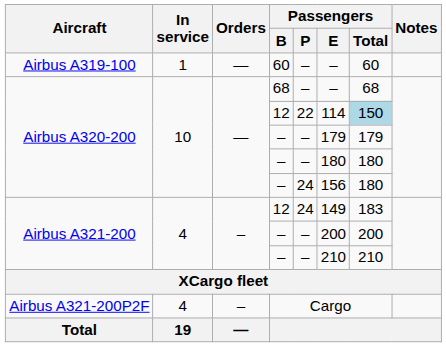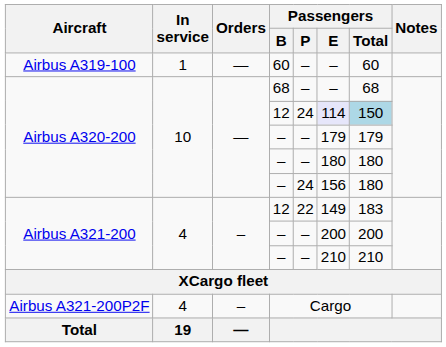(305, 112) 22 -> (305, 112) 24
(333, 112) no background -> (333, 112) lavender background
(305, 209) 24 -> (305, 209) 22
